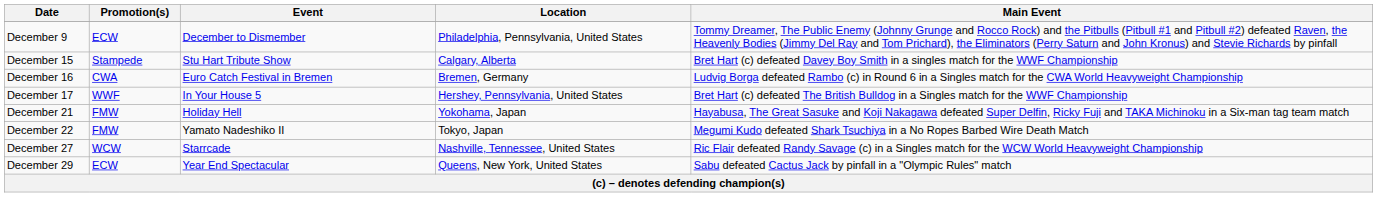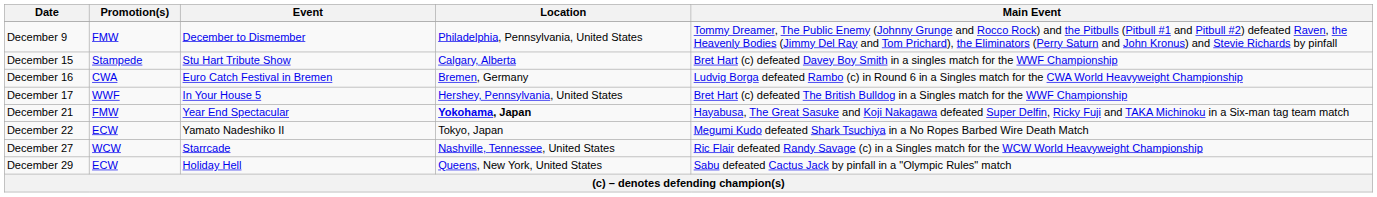(105, 36) ECW -> (105, 36) FMW
(212, 113) Holiday Hell -> (236, 113) Year End Spectacular
(482, 113) normal -> (485, 113) bold
(105, 130) FMW -> (105, 130) ECW
(236, 165) Year End Spectacular -> (212, 165) Holiday Hell
